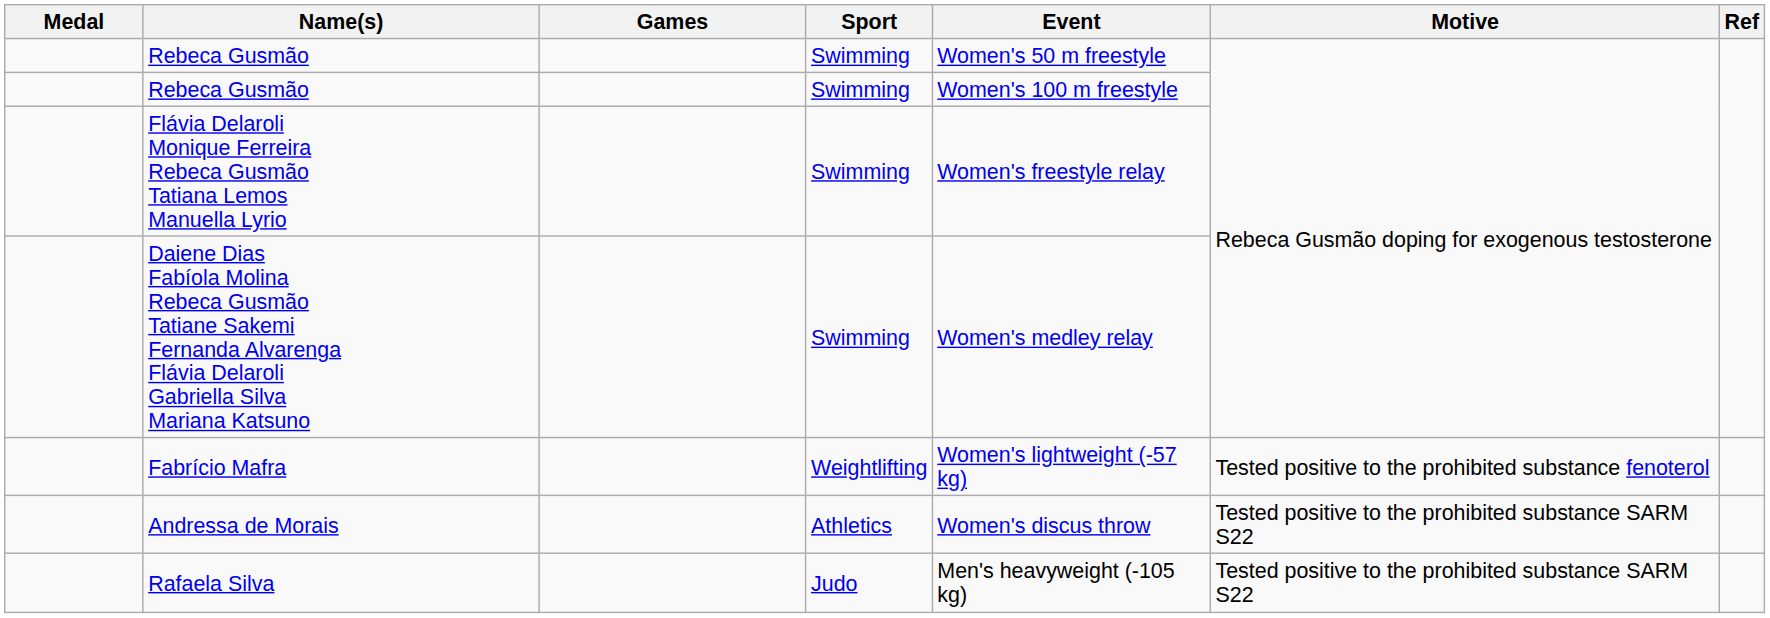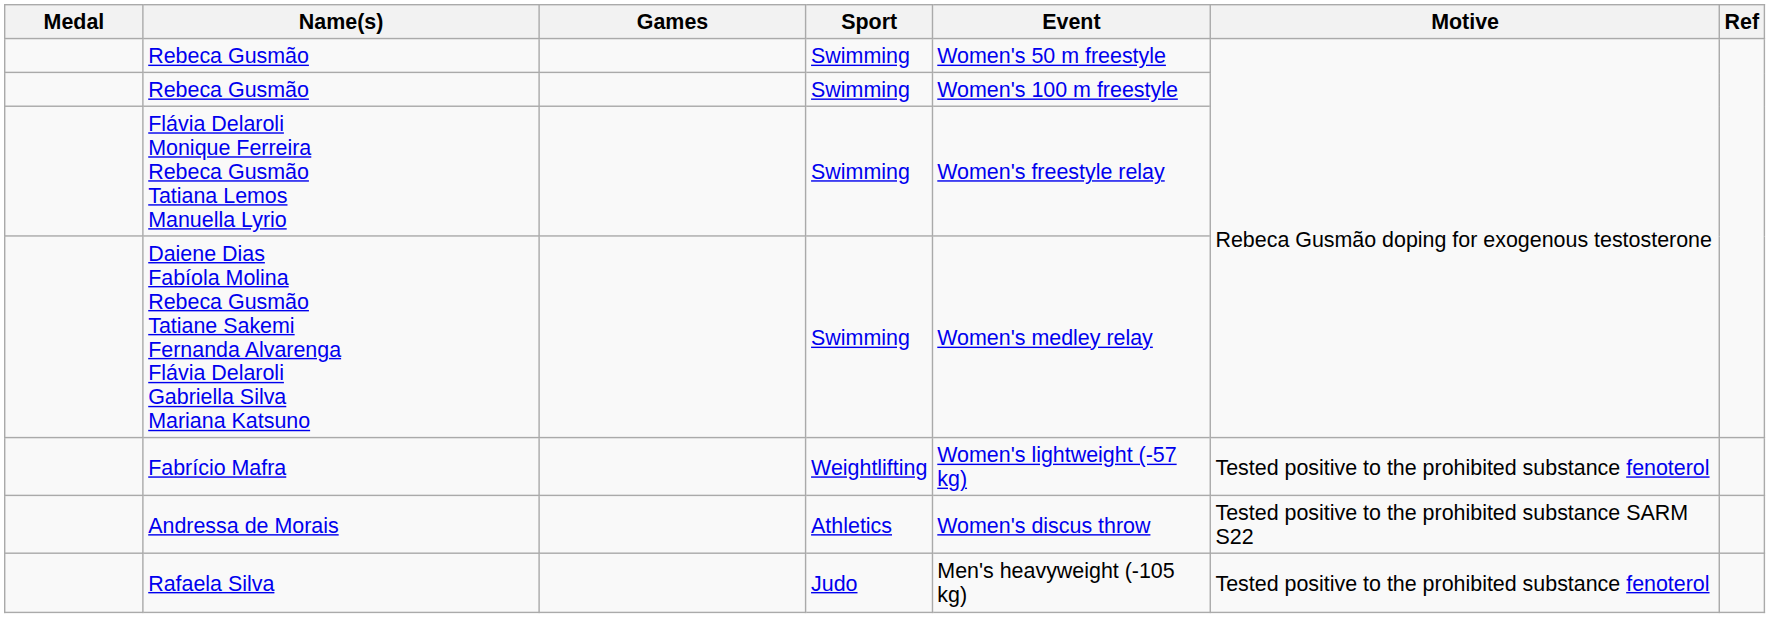(1452, 583) Tested positive to the prohibited substance SARM S22 -> (1463, 583) Tested positive to the prohibited substance fenoterol
